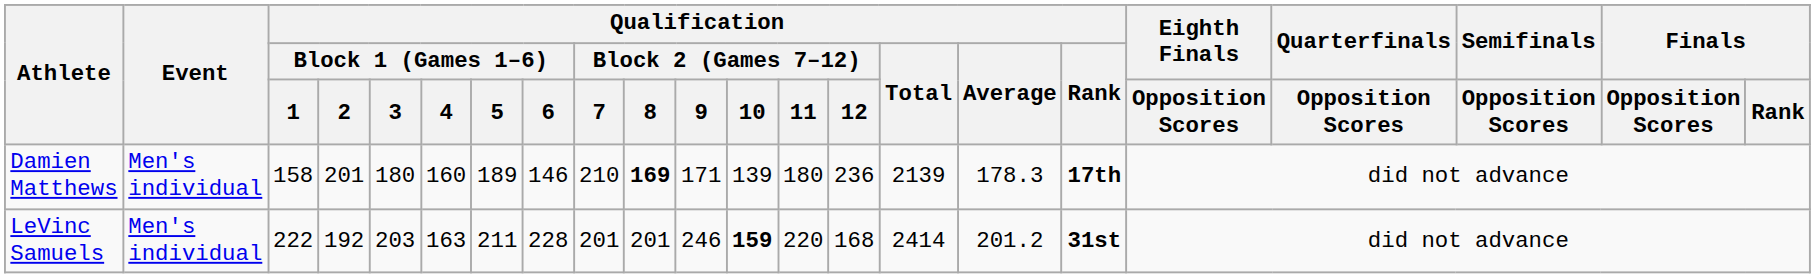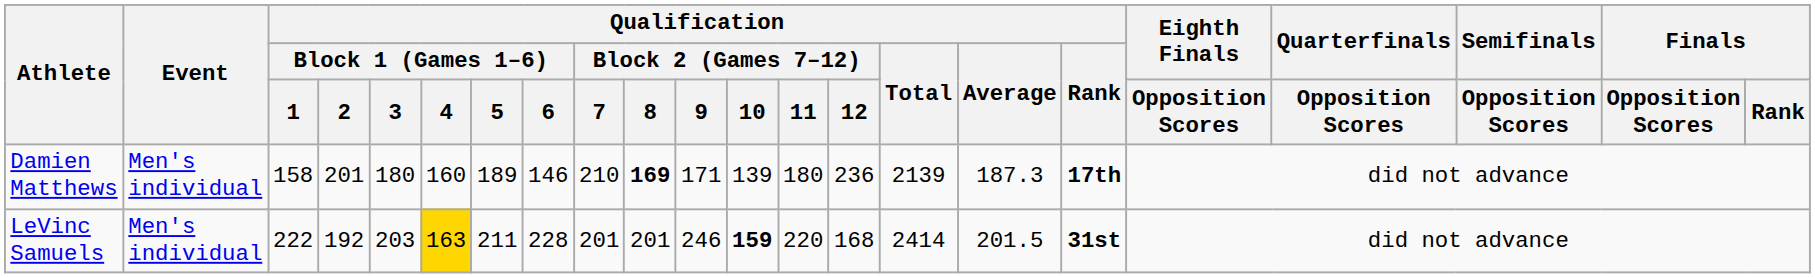(1010, 176) 178.3 -> (1010, 176) 187.3
(446, 240) no background -> (446, 240) gold background
(1010, 240) 201.2 -> (1010, 240) 201.5
